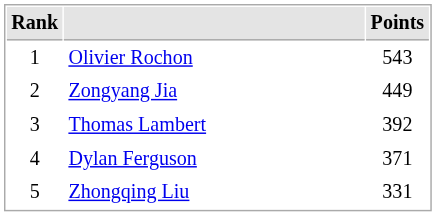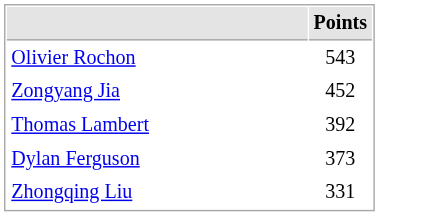- column: (35, 22)
(397, 91) 449 -> (340, 91) 452
(397, 158) 371 -> (340, 158) 373
